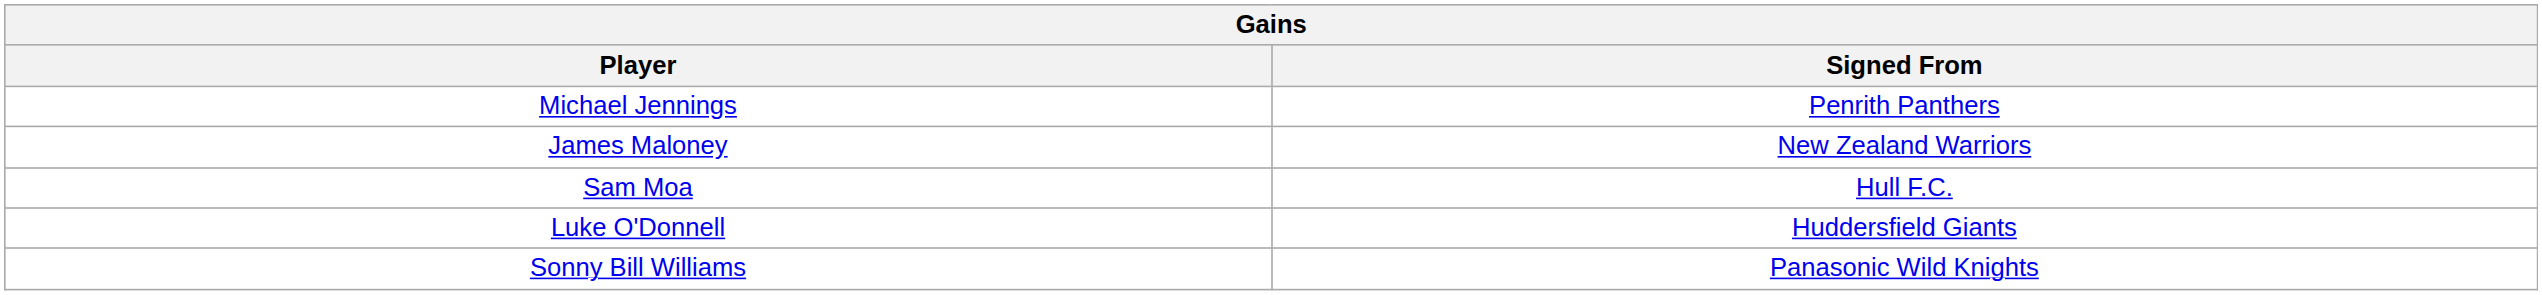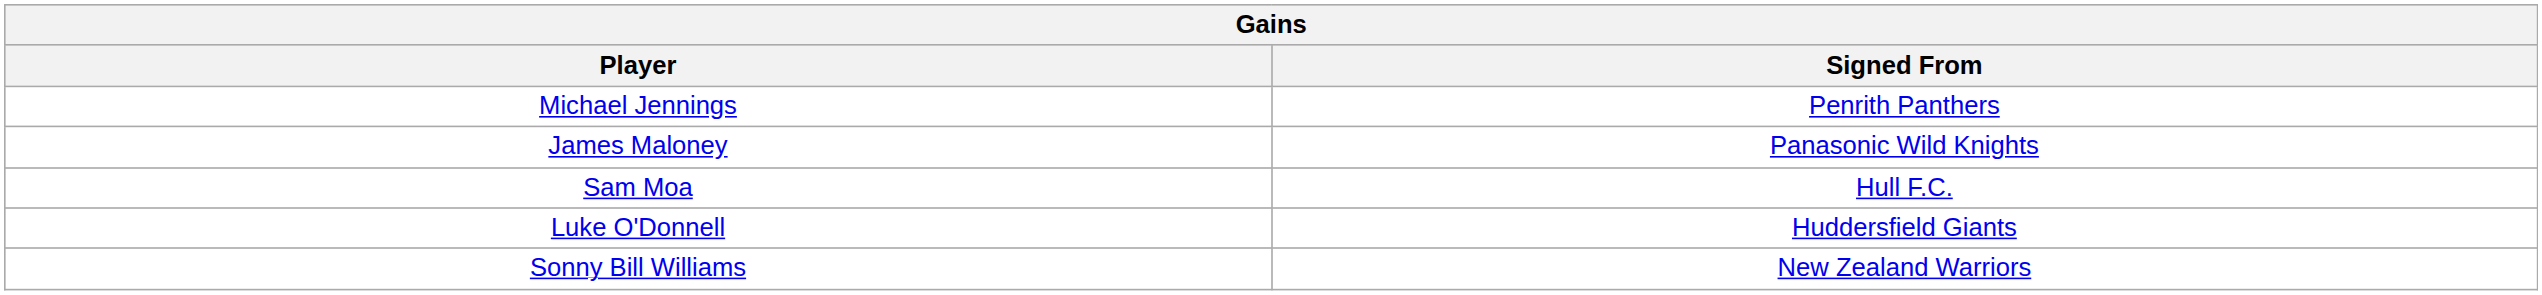(1904, 146) New Zealand Warriors -> (1904, 146) Panasonic Wild Knights
(1904, 268) Panasonic Wild Knights -> (1904, 268) New Zealand Warriors
